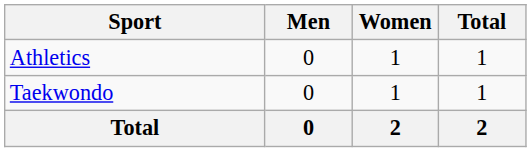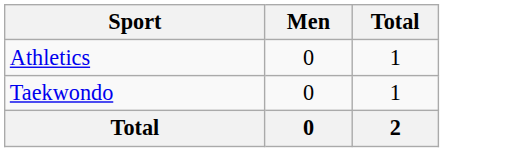- column: (395, 22)
